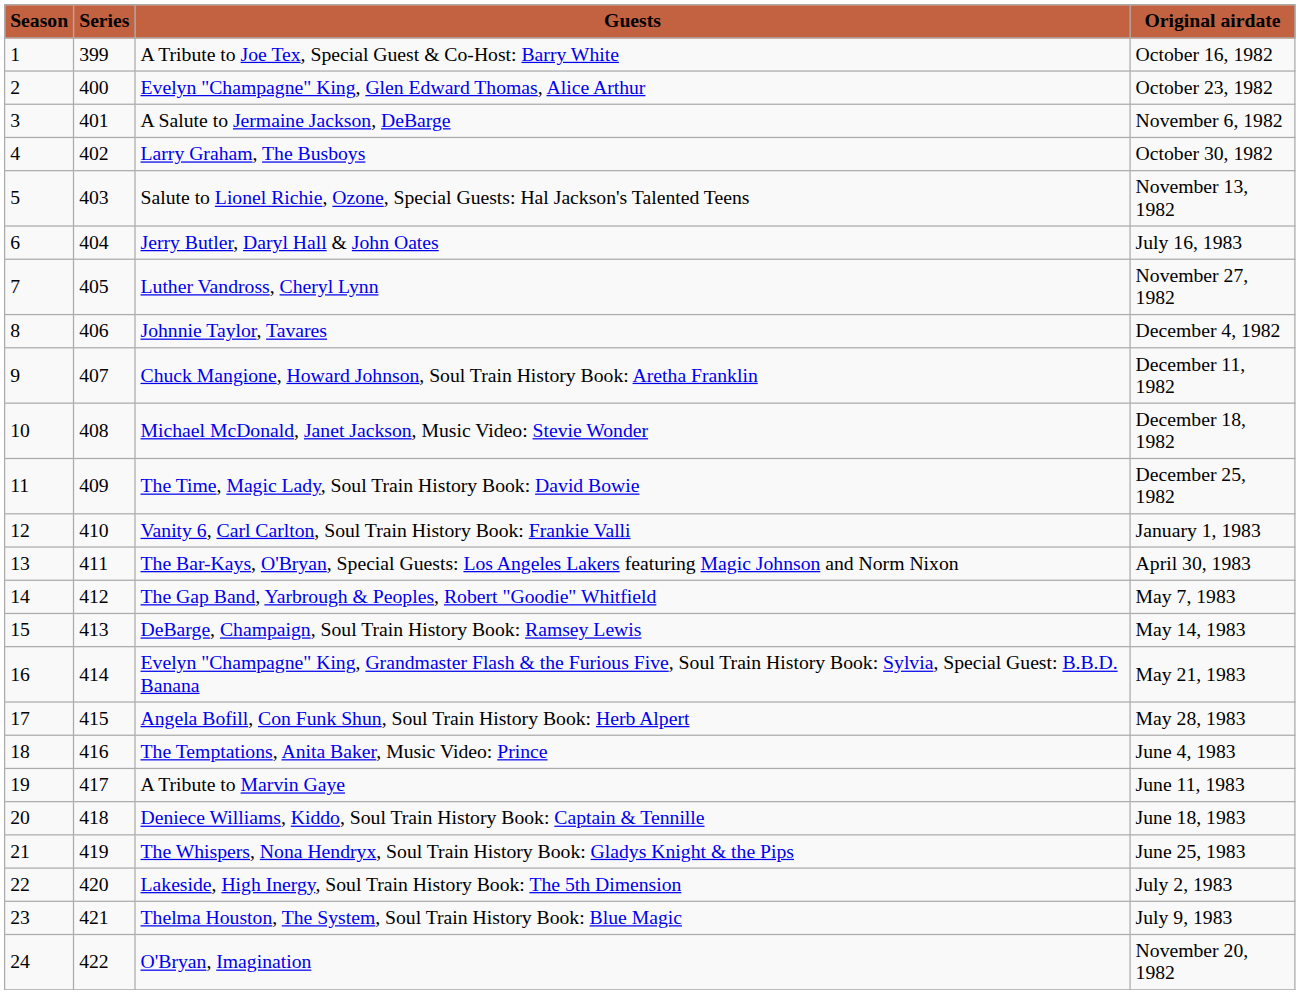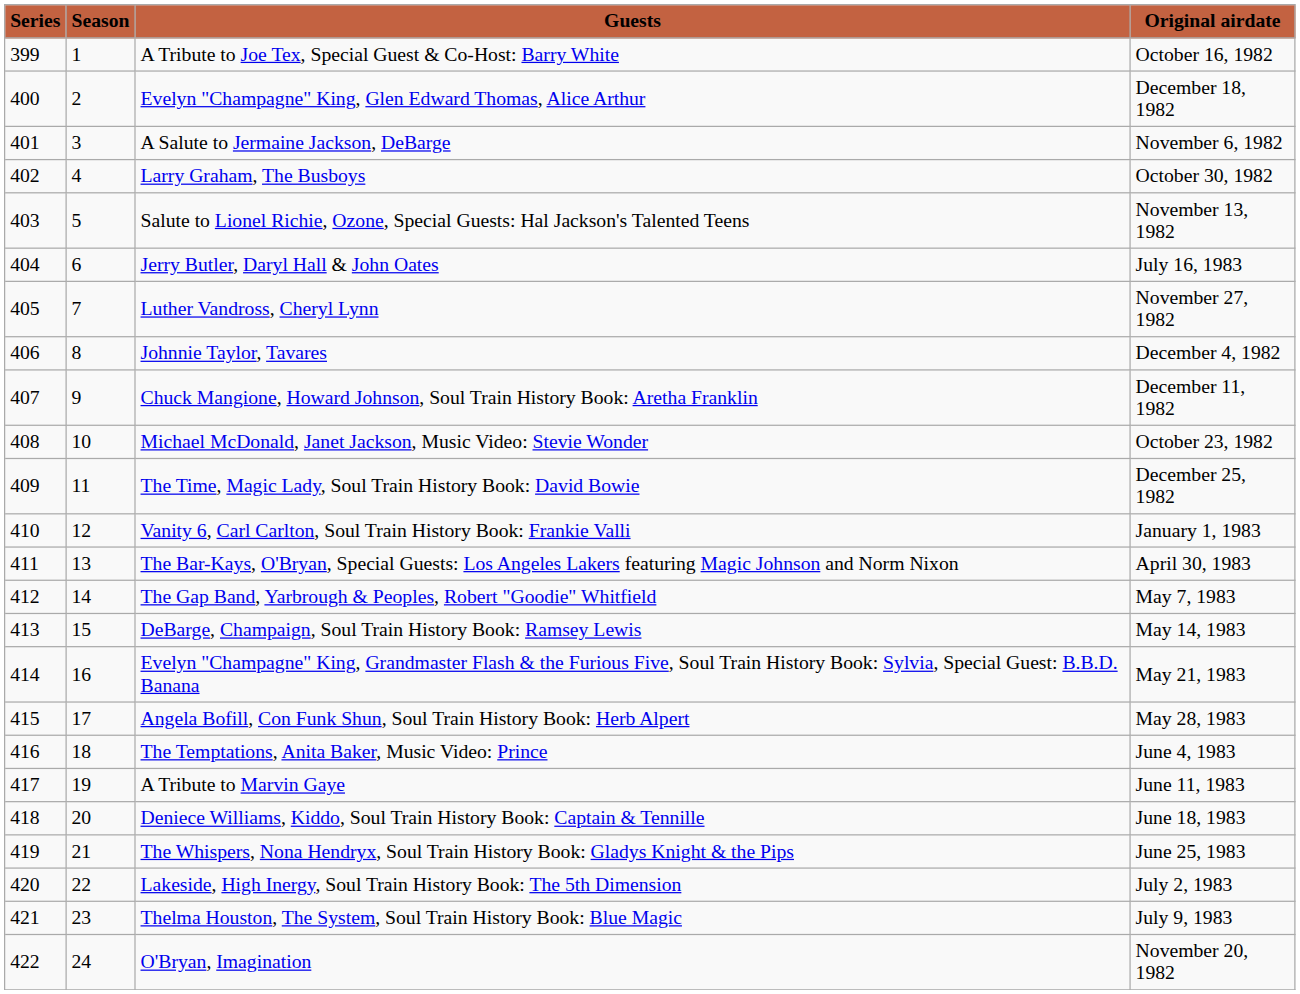columns swapped: (39, 21) <-> (104, 21)
(1204, 87) October 23, 1982 -> (1191, 98) December 18, 1982
(1191, 430) December 18, 1982 -> (1204, 441) October 23, 1982
